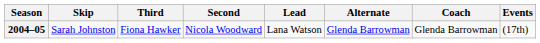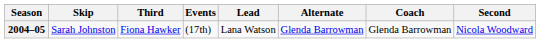columns swapped: (224, 12) <-> (518, 12)
